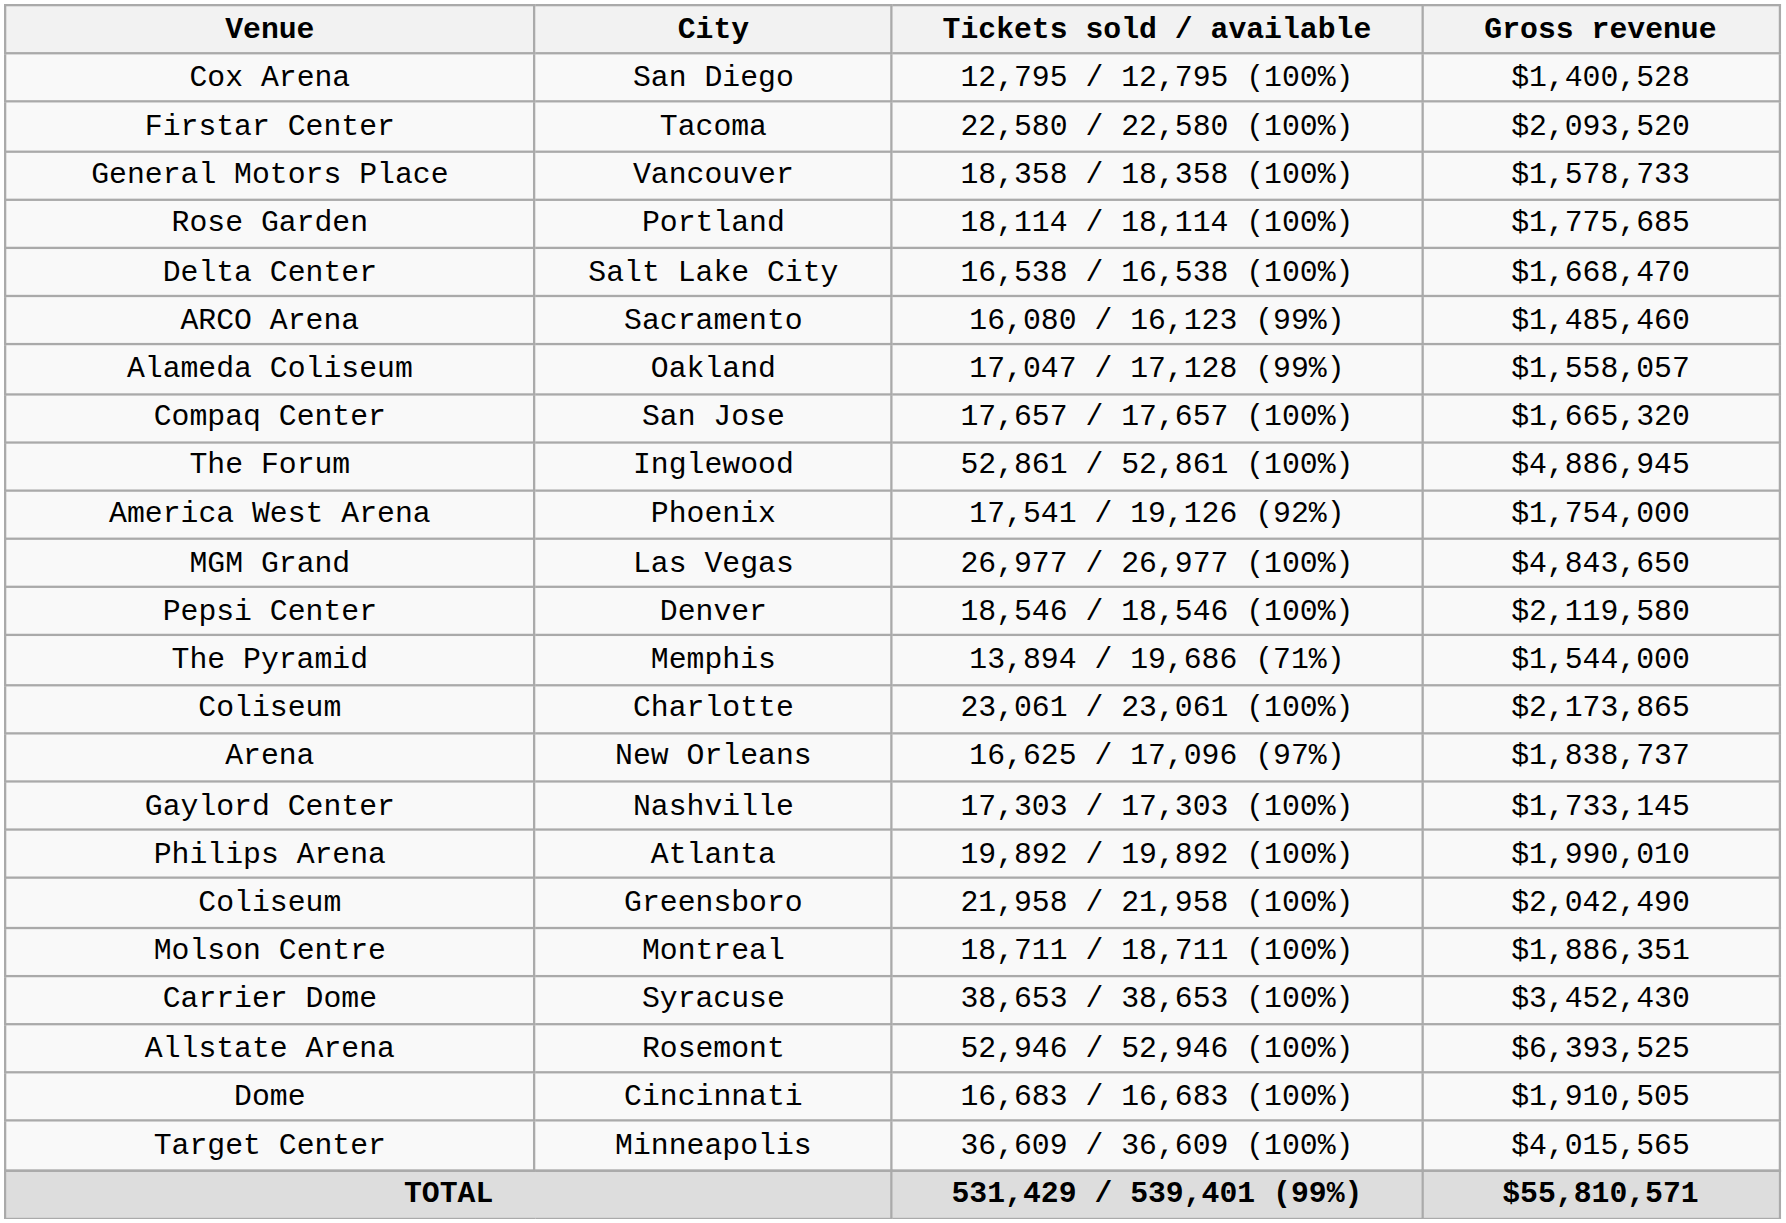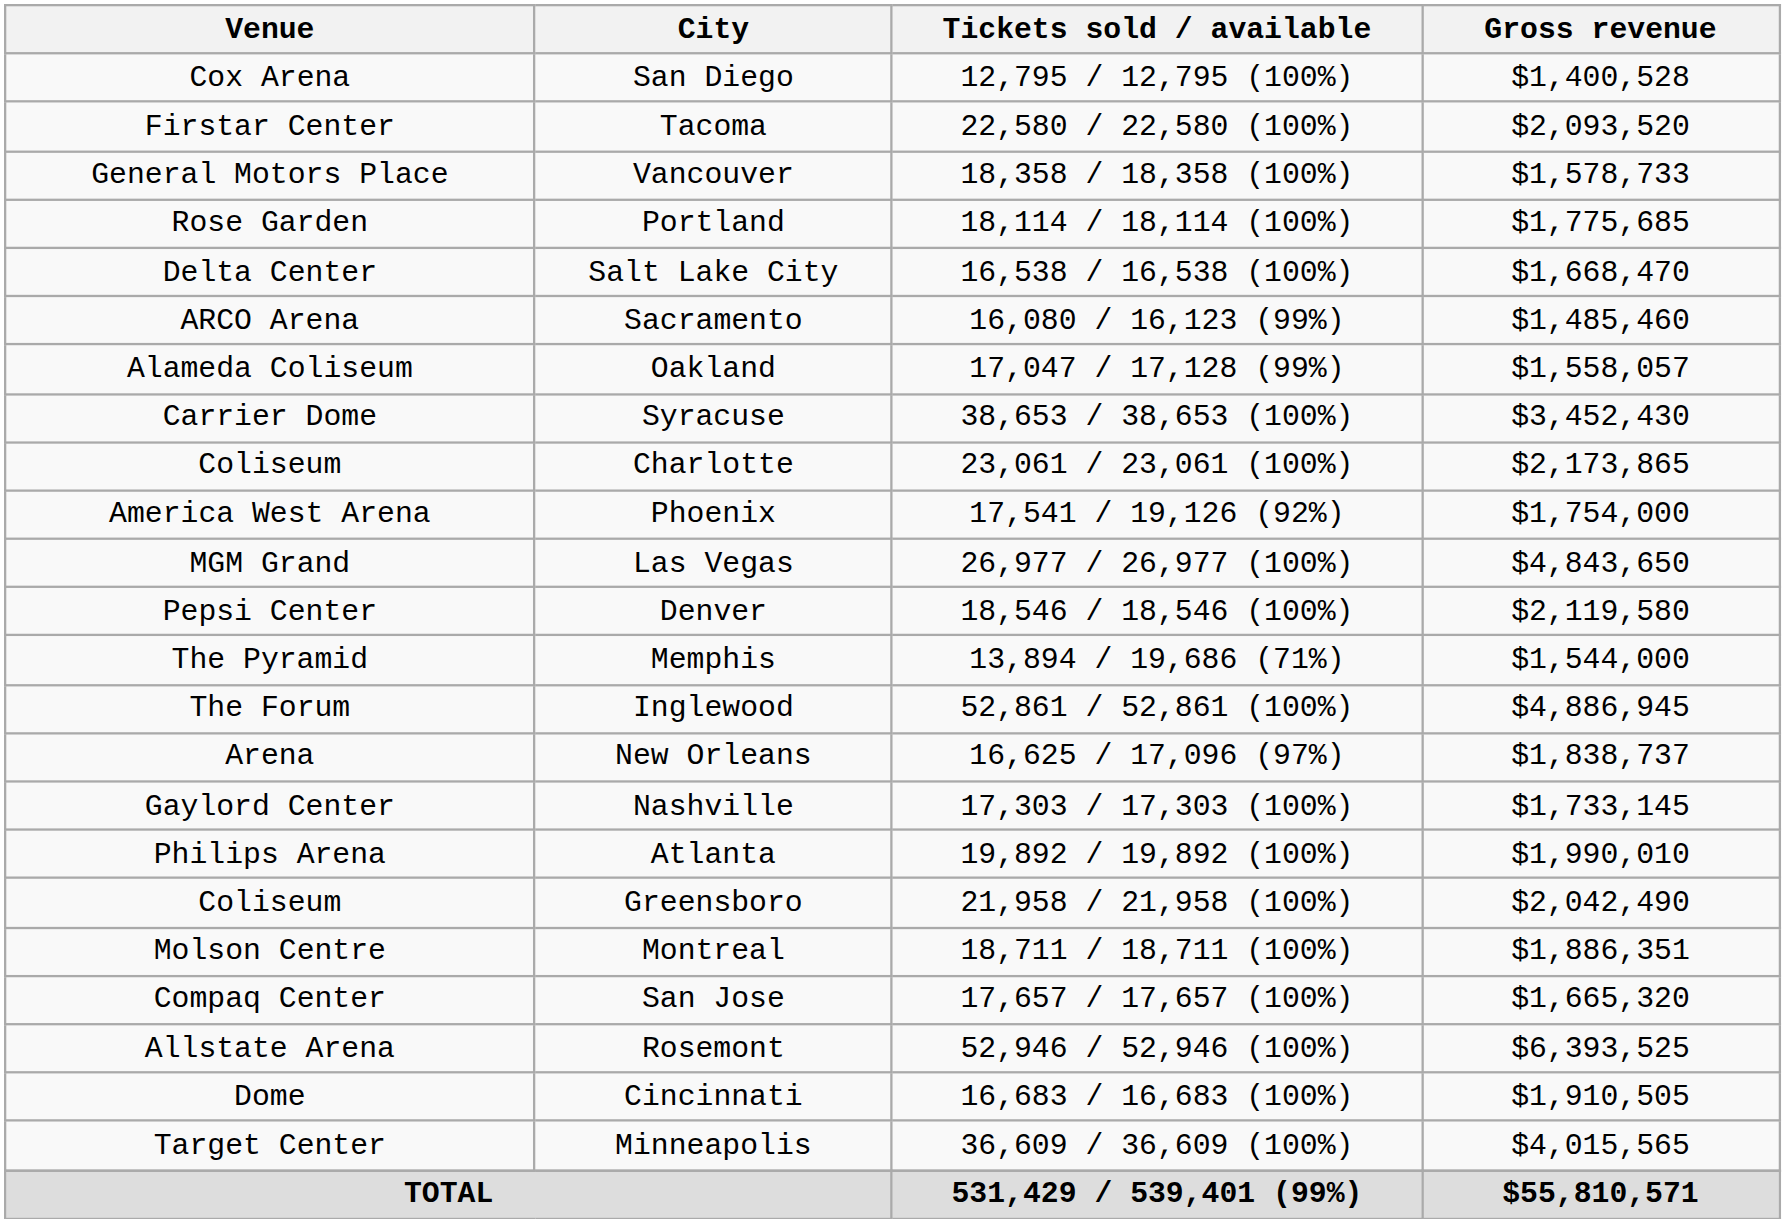rows swapped: (713, 418) <-> (713, 1000)
rows swapped: (713, 466) <-> (713, 709)
